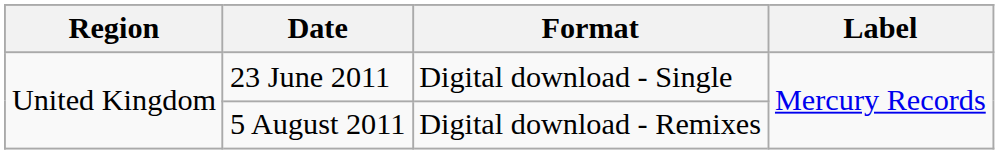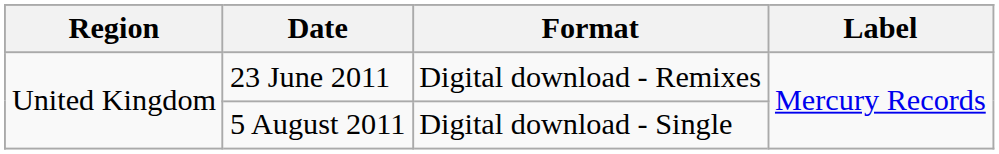(576, 76) Digital download - Single -> (590, 76) Digital download - Remixes
(590, 124) Digital download - Remixes -> (576, 124) Digital download - Single
